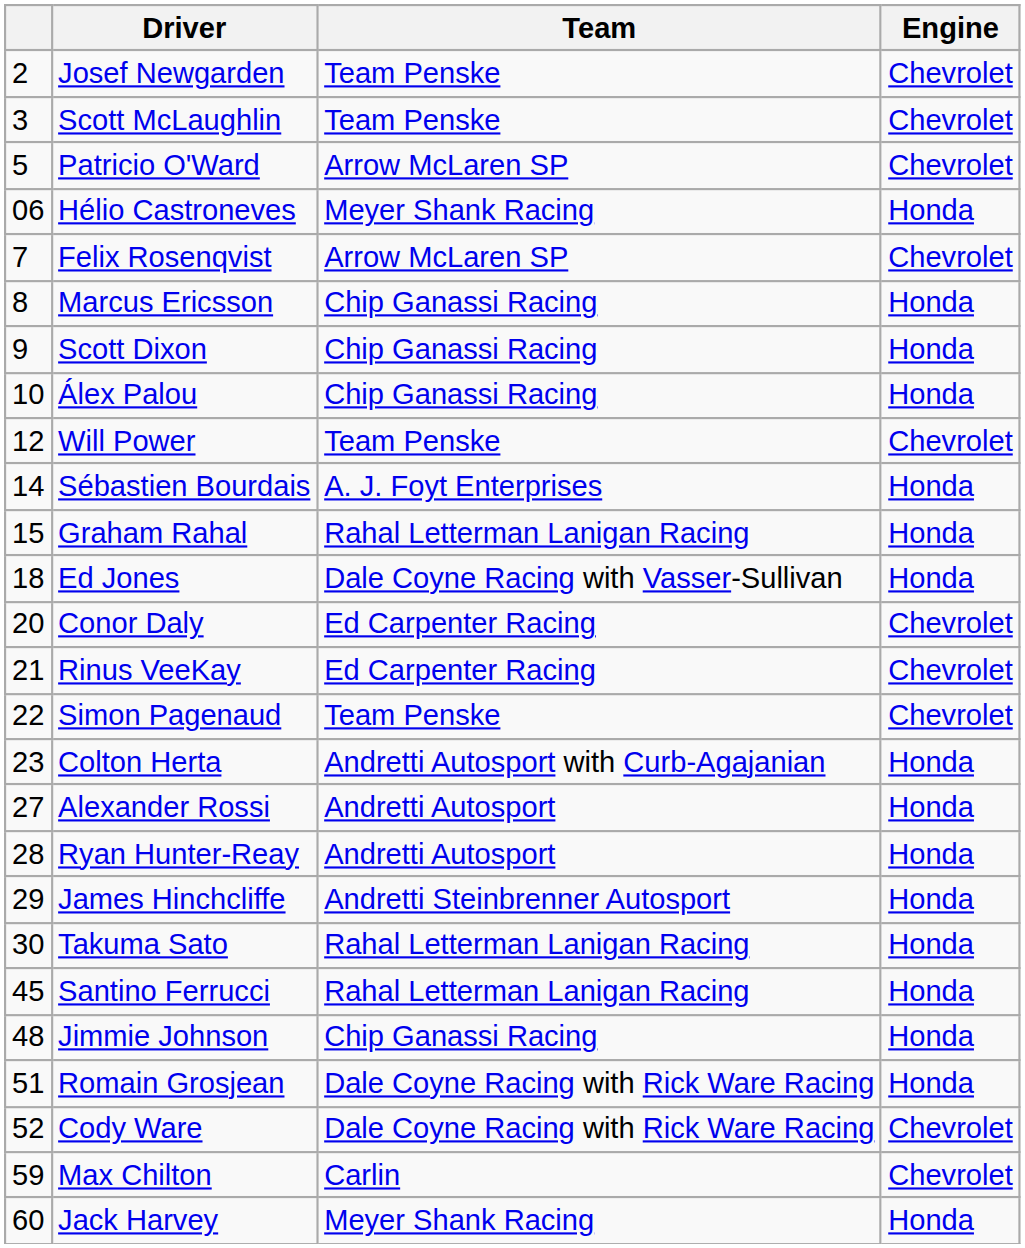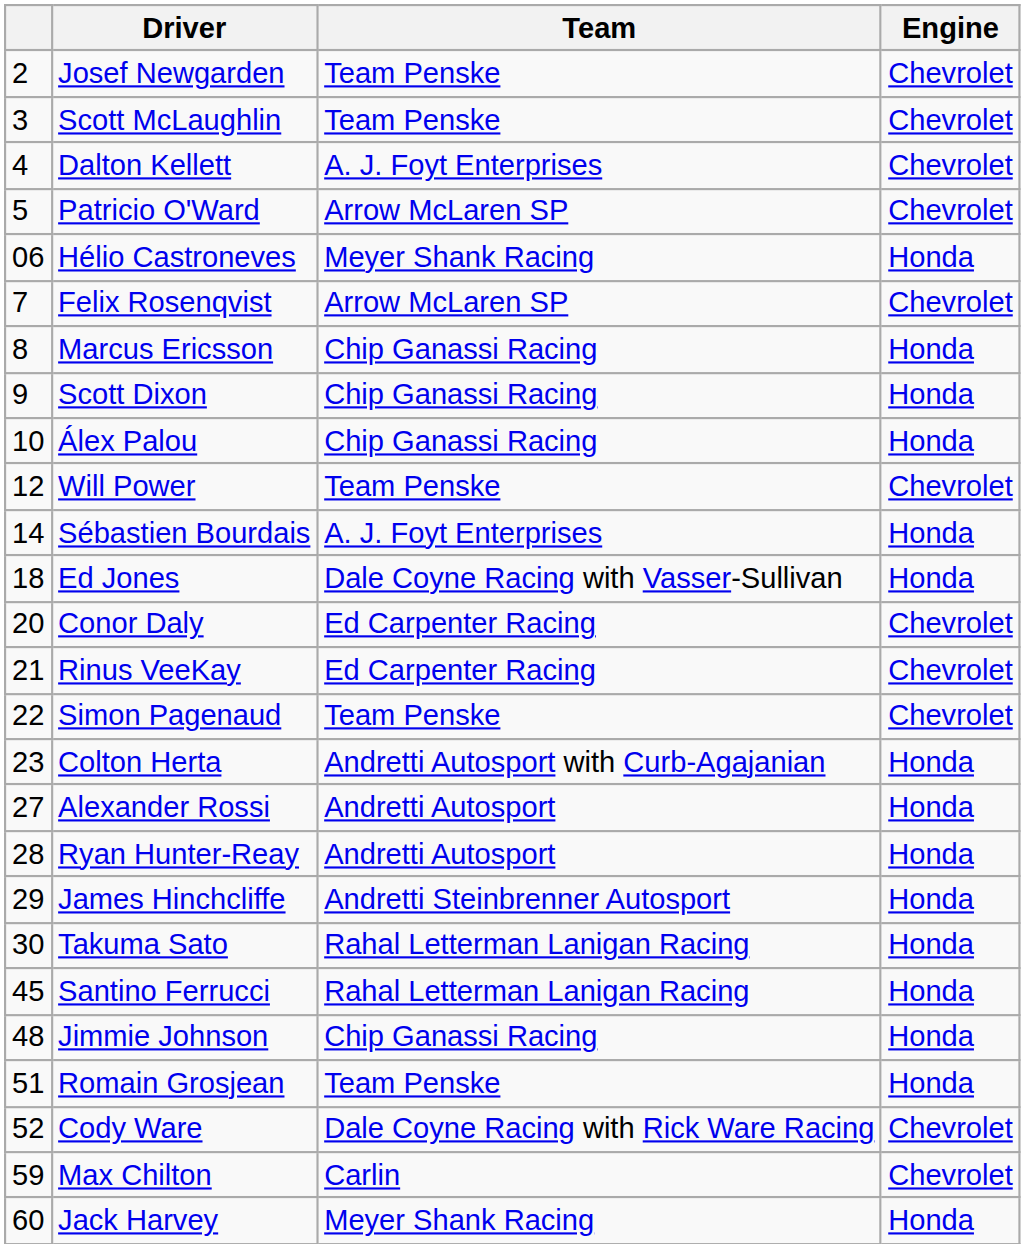+ row: (145, 165)
- row: (153, 532)
(599, 1083) Dale Coyne Racing with Rick Ware Racing -> (412, 1083) Team Penske
